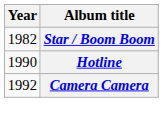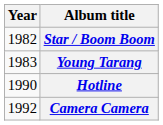+ row: (99, 62)
